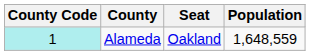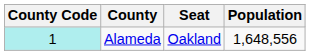(265, 38) 1,648,559 -> (265, 38) 1,648,556
